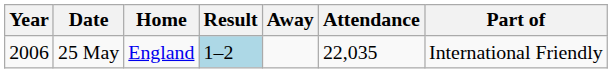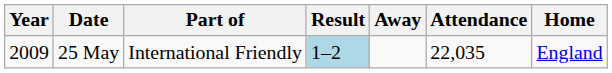columns swapped: (161, 20) <-> (516, 20)
(29, 51) 2006 -> (29, 51) 2009
